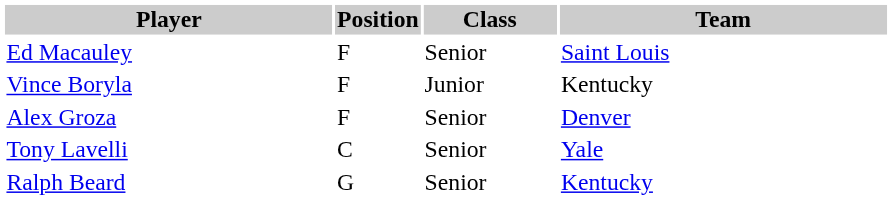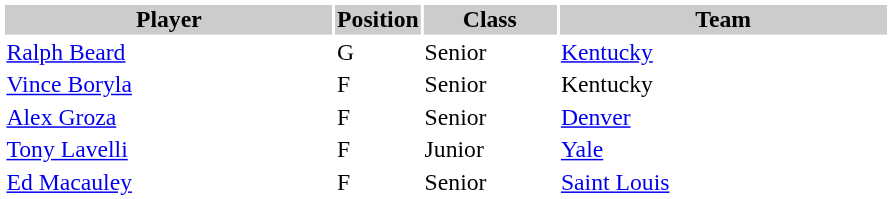rows swapped: (66, 182) <-> (69, 52)
(454, 84) Junior -> (456, 84) Senior
(345, 149) C -> (344, 149) F
(456, 149) Senior -> (454, 149) Junior
